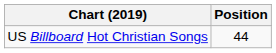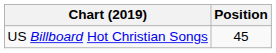(241, 36) 44 -> (241, 36) 45
